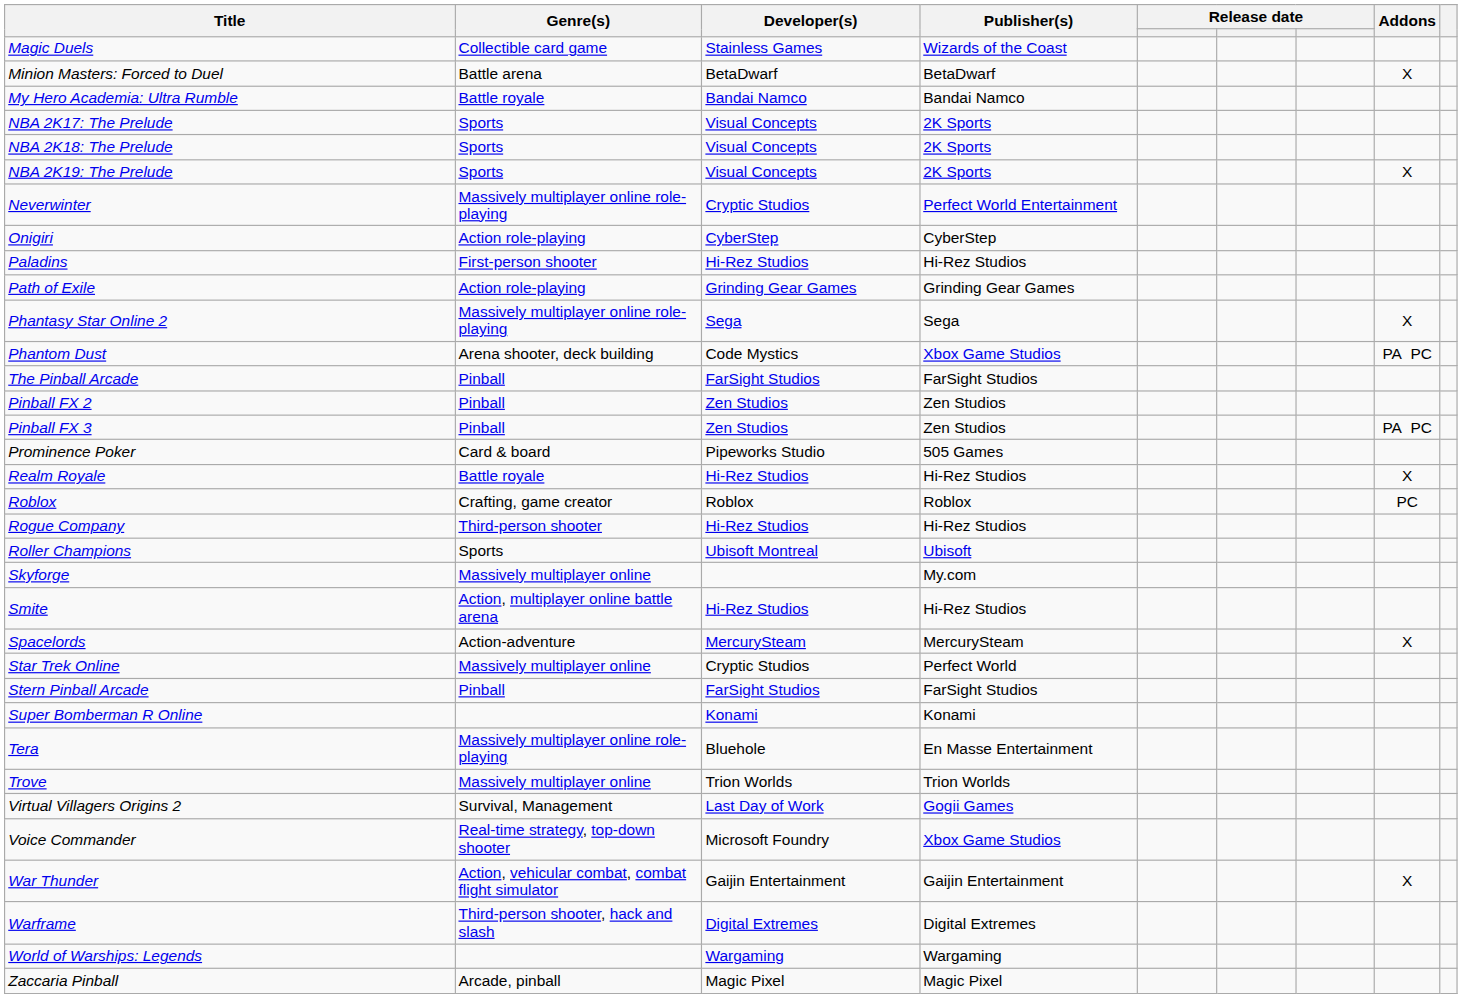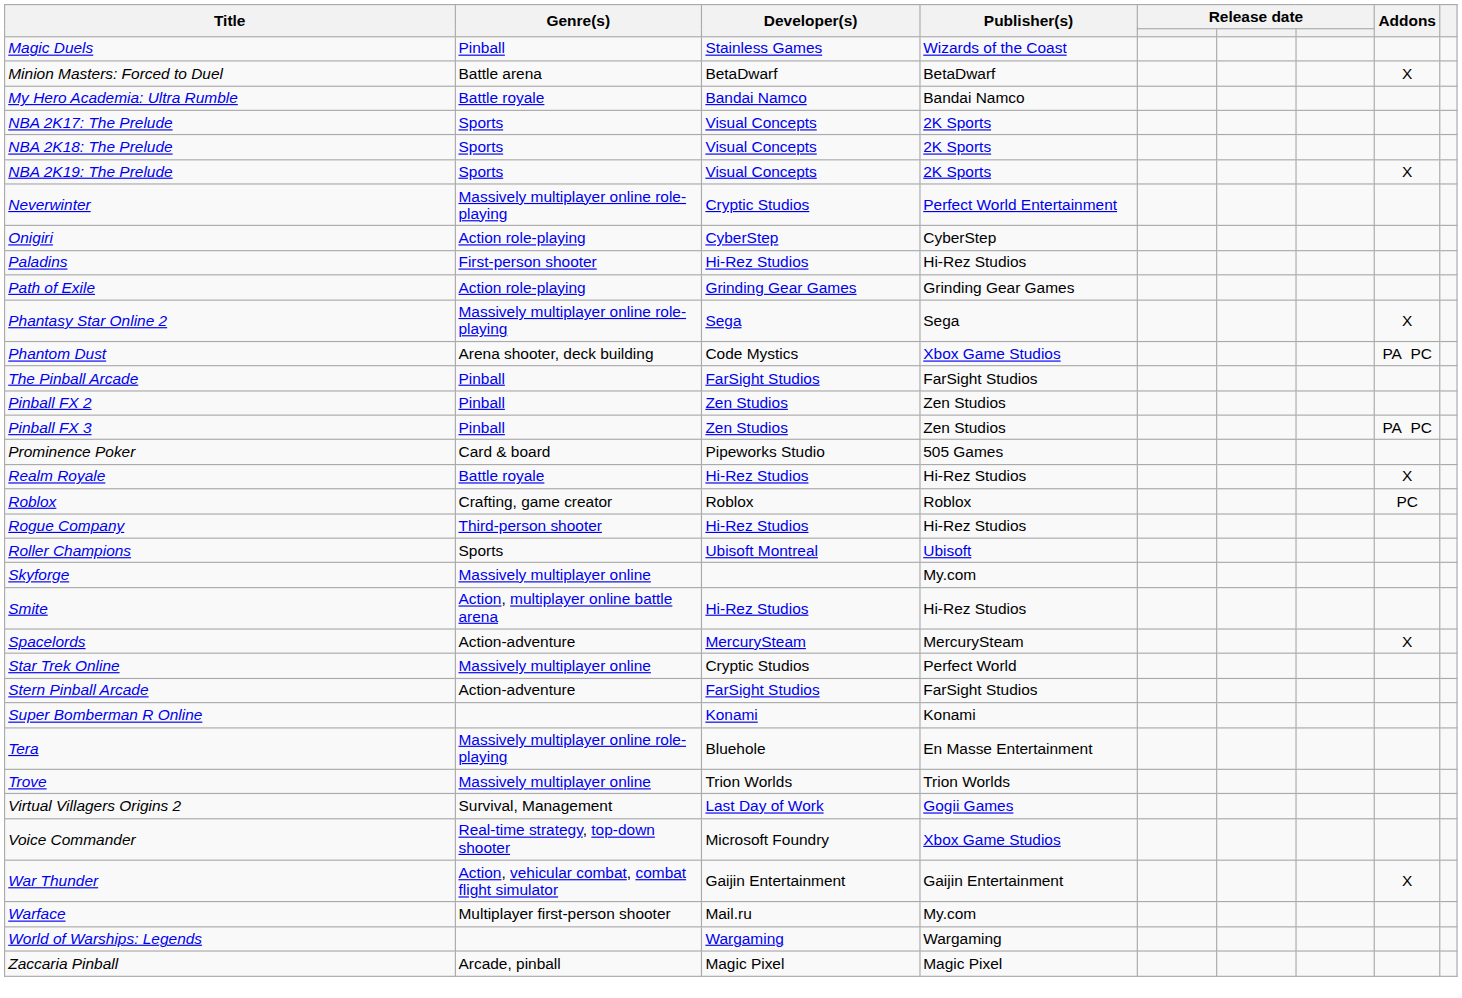(533, 49) Collectible card game -> (482, 49) Pinball
(482, 691) Pinball -> (517, 691) Action-adventure
+ row: (37, 915)
- row: (42, 923)
